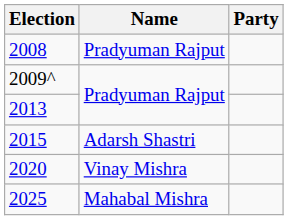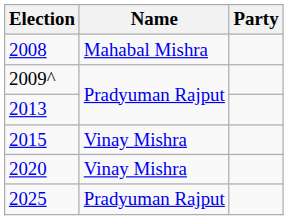(154, 49) Pradyuman Rajput -> (146, 49) Mahabal Mishra
(140, 139) Adarsh Shastri -> (135, 139) Vinay Mishra
(146, 199) Mahabal Mishra -> (154, 199) Pradyuman Rajput
